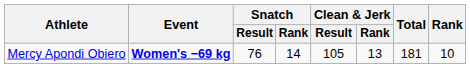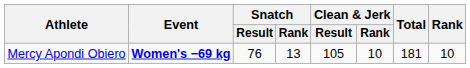(293, 54) 14 -> (293, 54) 13
(375, 54) 13 -> (375, 54) 10
